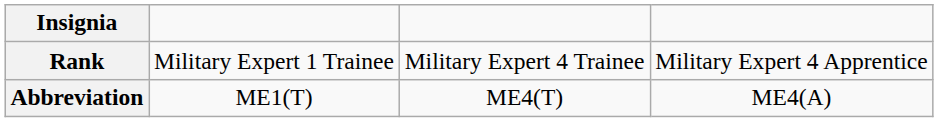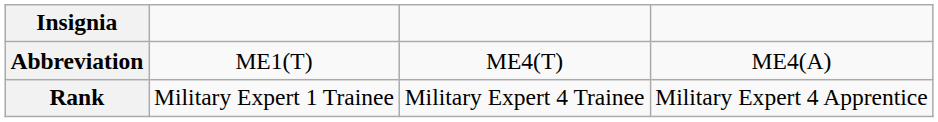rows swapped: (77, 60) <-> (77, 97)
